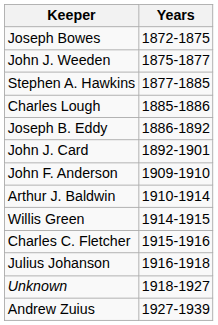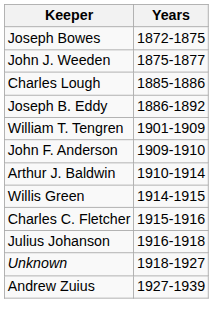- row: (71, 83)
- row: (48, 151)
+ row: (66, 128)
